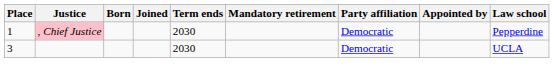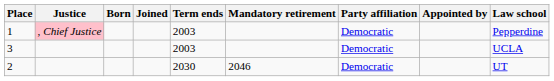(184, 31) 2030 -> (184, 31) 2003
(184, 48) 2030 -> (184, 48) 2003
+ row: (10, 66)
